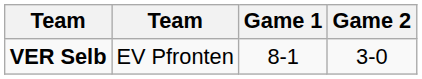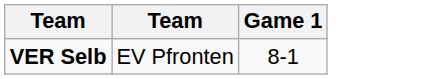- column: (372, 21)
